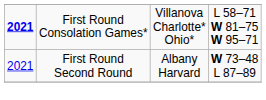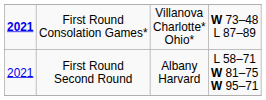(235, 27) L 58–71 W 81–75 W 95–71 -> (235, 27) W 73–48 L 87–89
(235, 65) W 73–48 L 87–89 -> (235, 72) L 58–71 W 81–75 W 95–71
